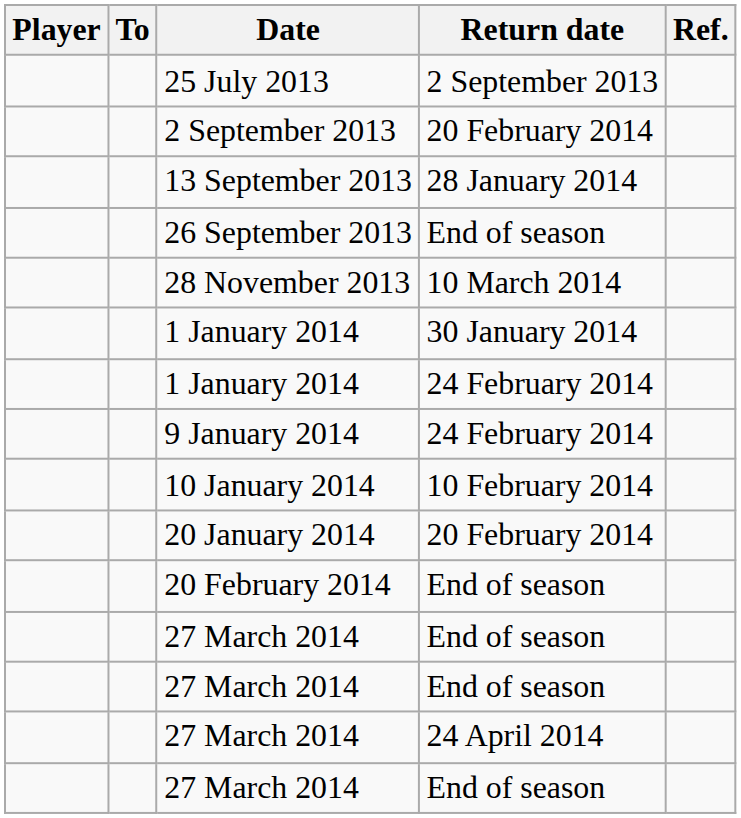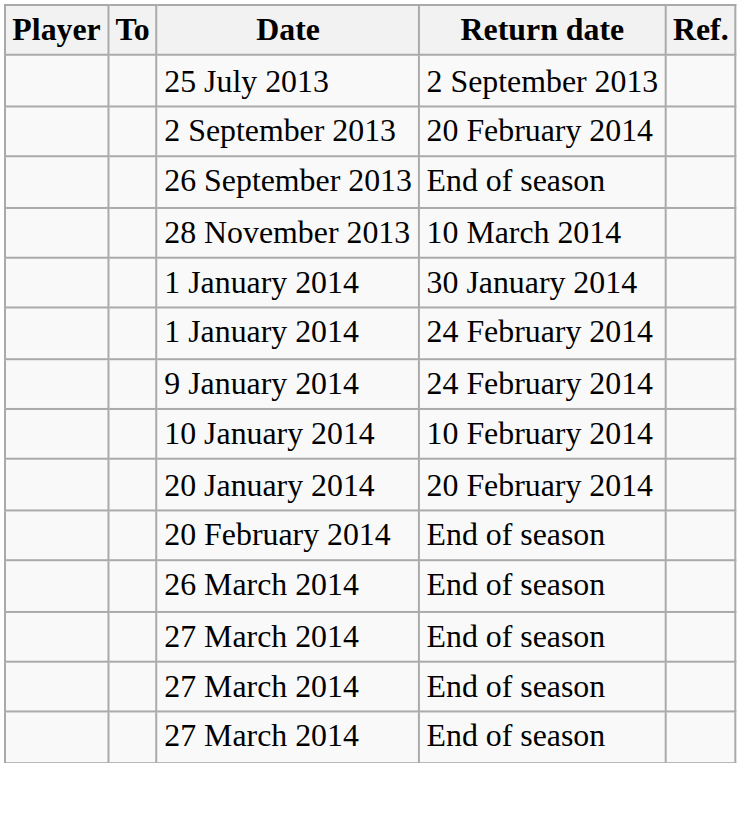- row: (288, 181)
+ row: (262, 585)
- row: (262, 736)
